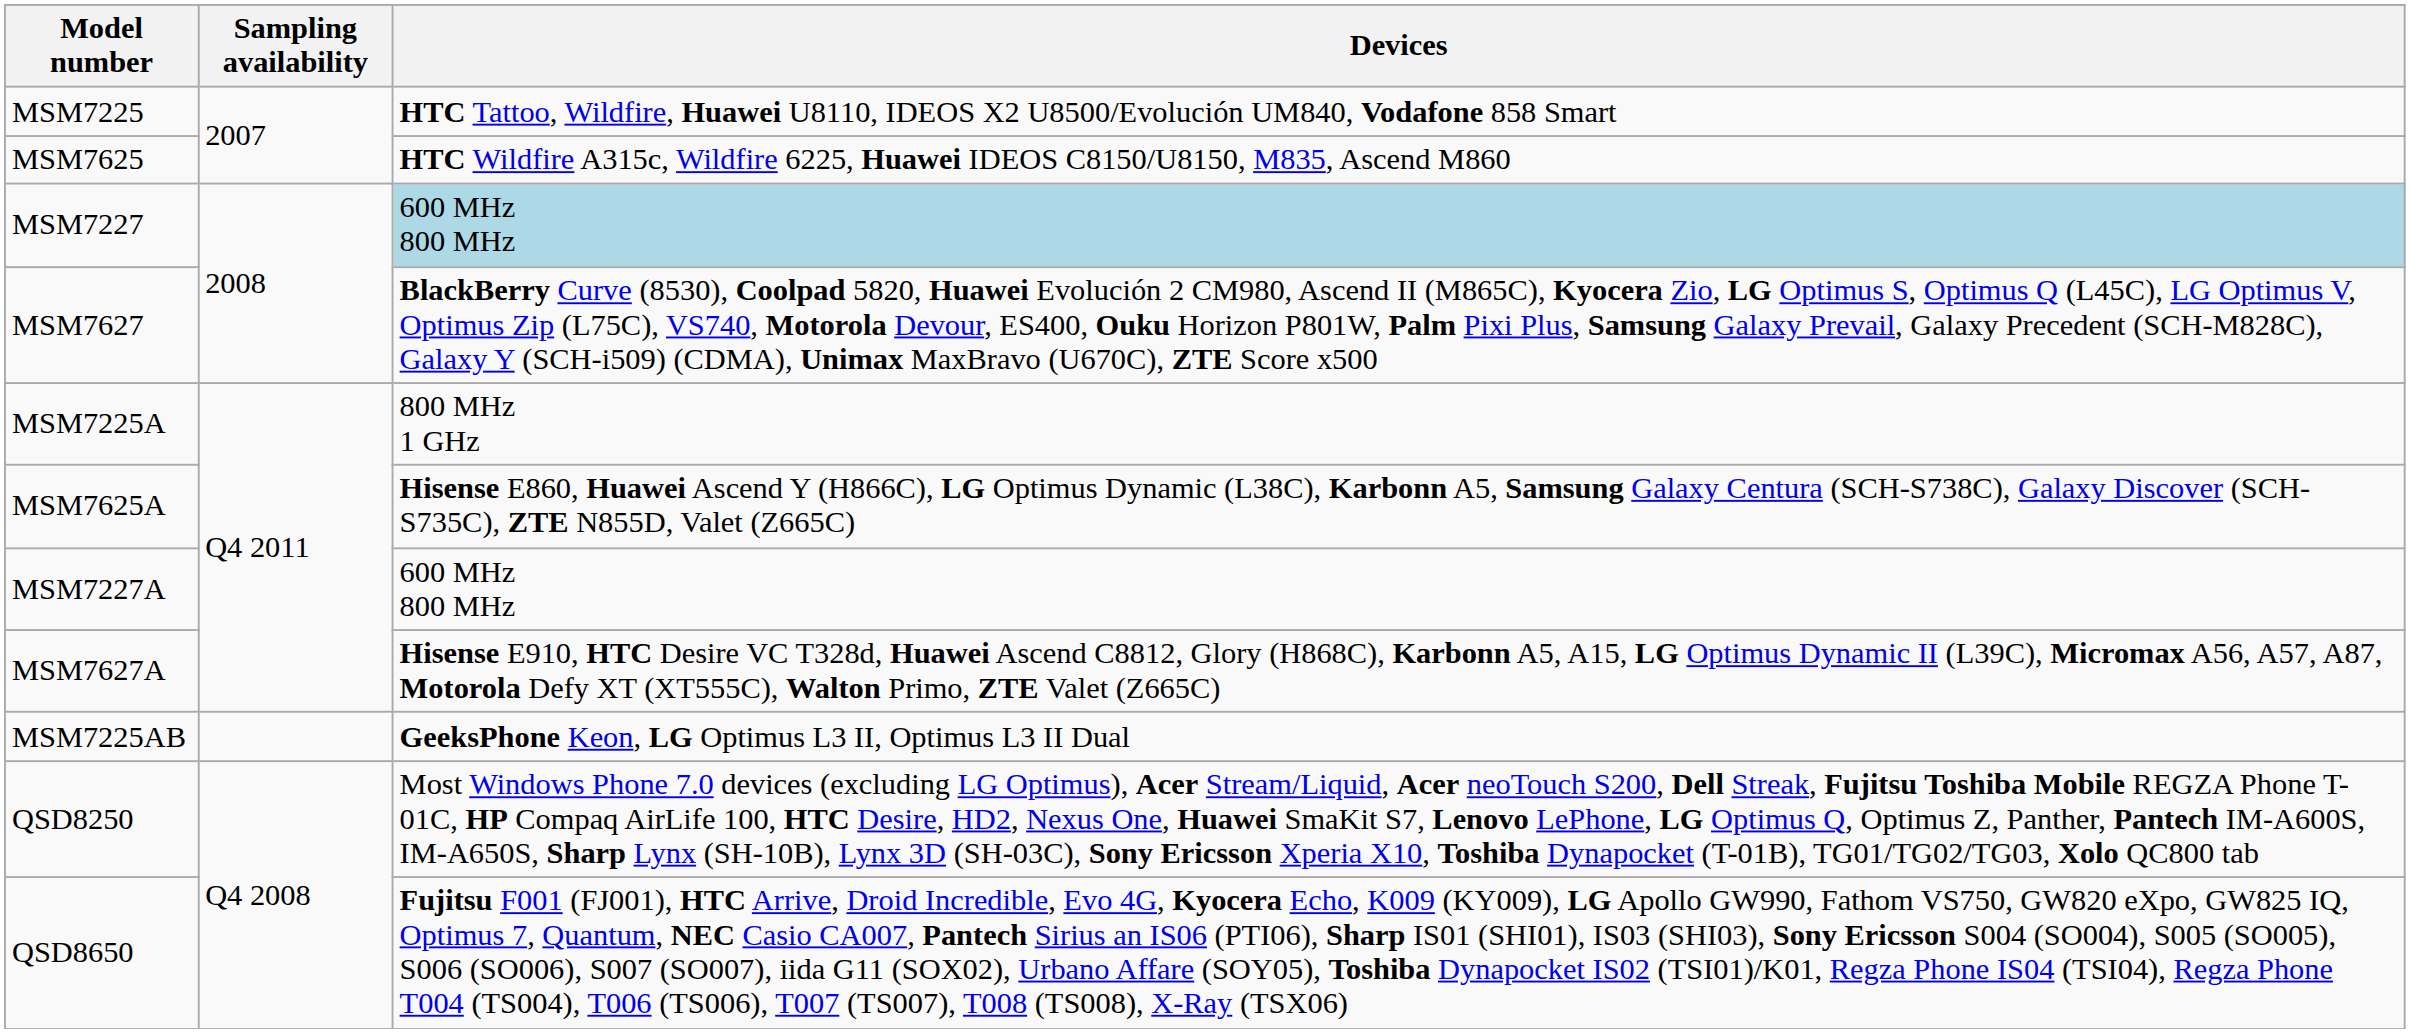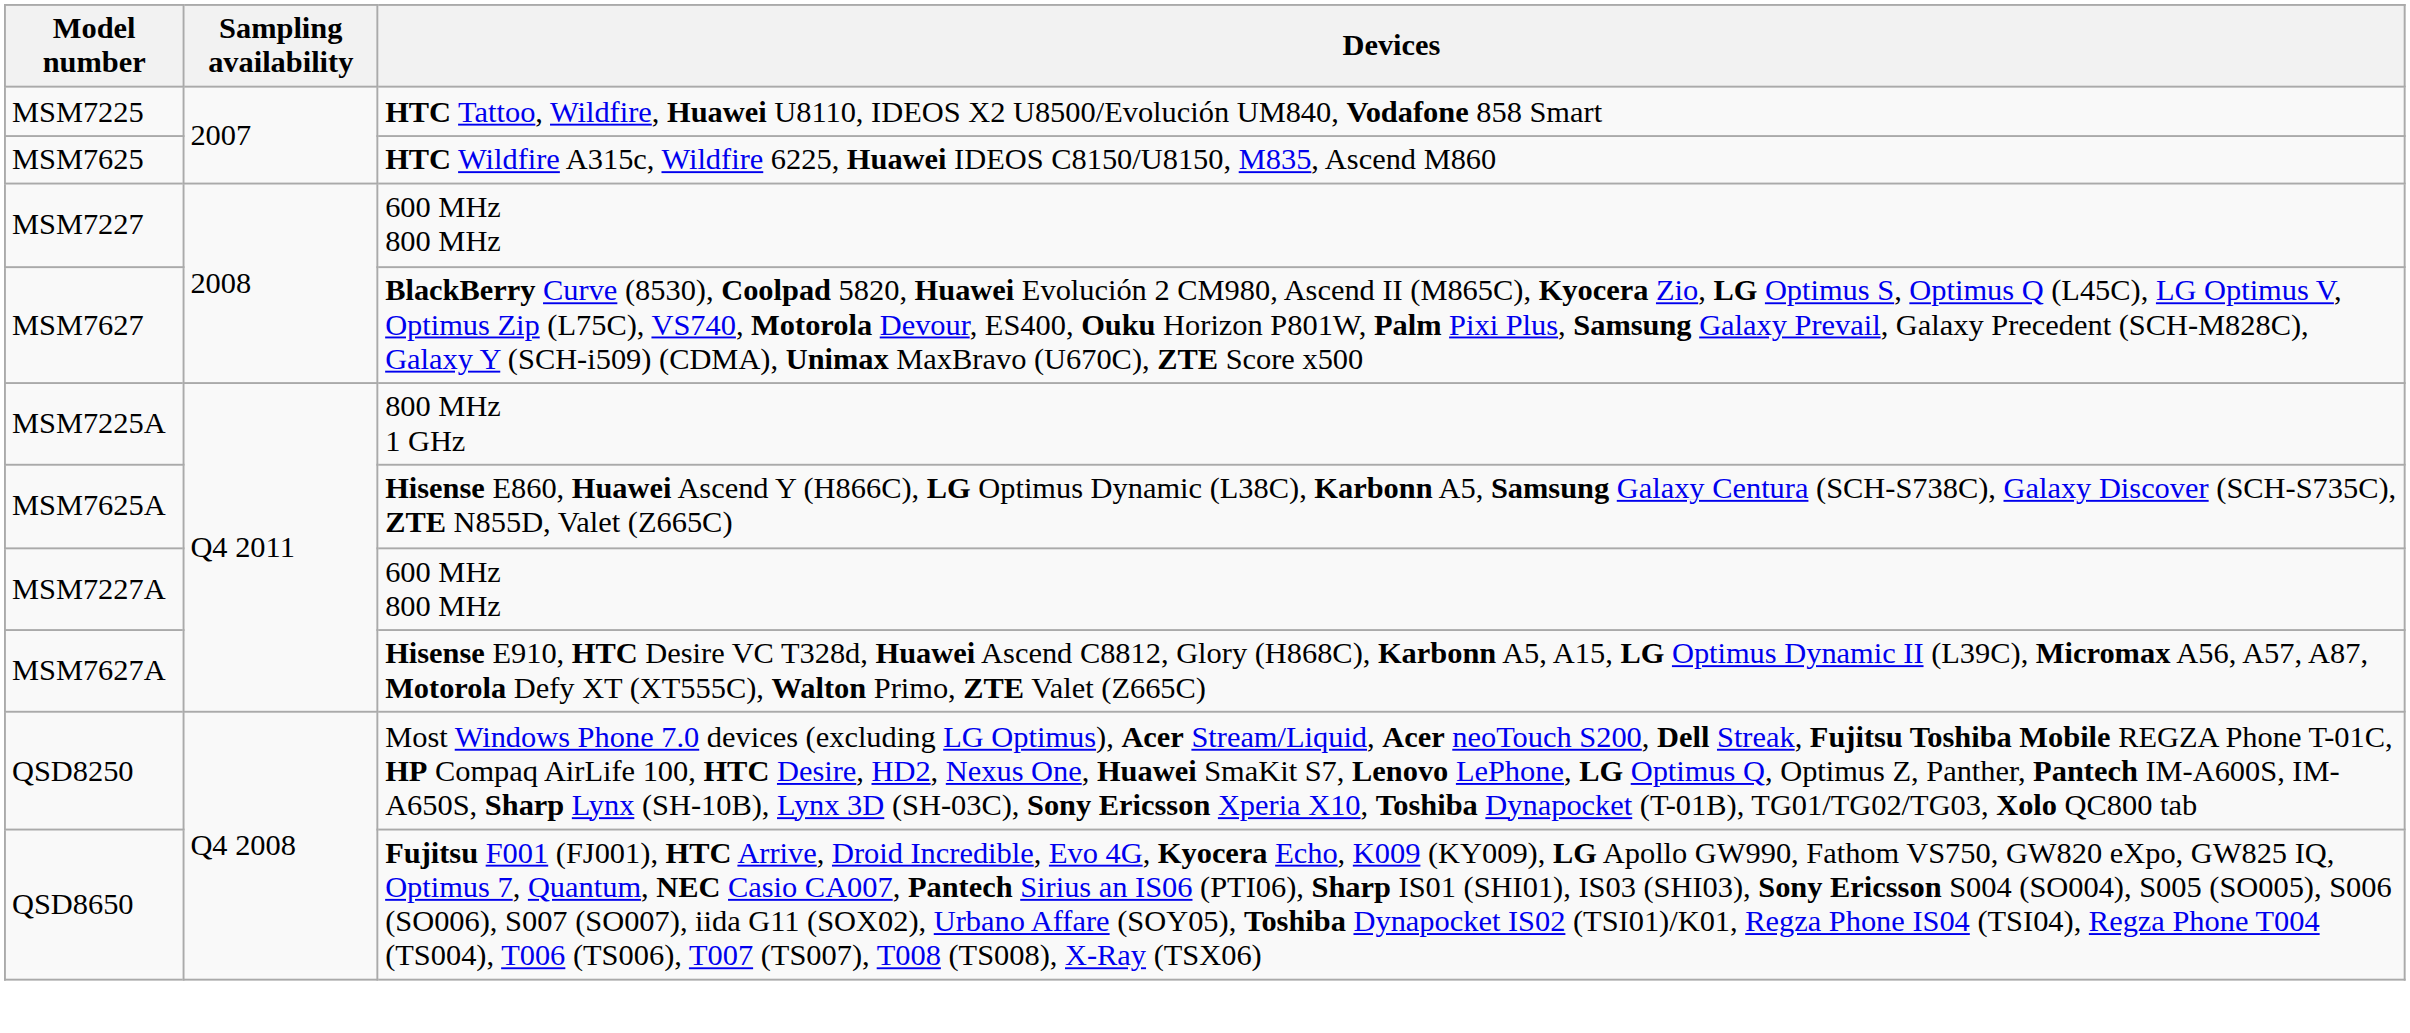(457, 224) lightblue background -> (443, 224) no background
- row: (99, 736)
